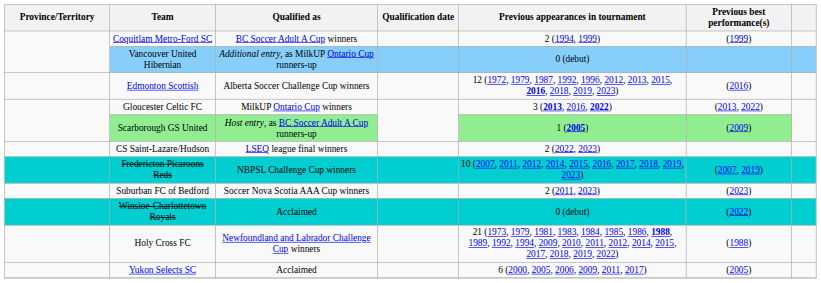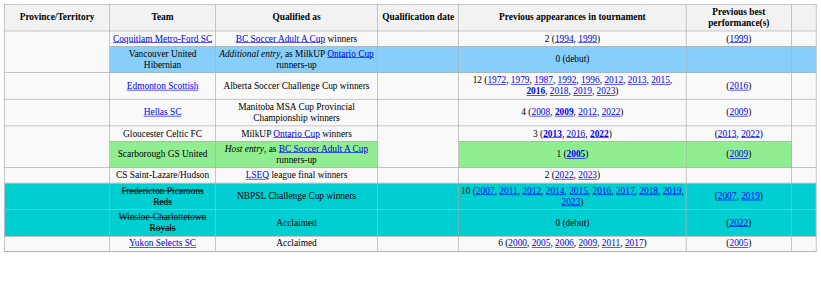+ row: (163, 113)
- row: (163, 191)
- row: (163, 244)
